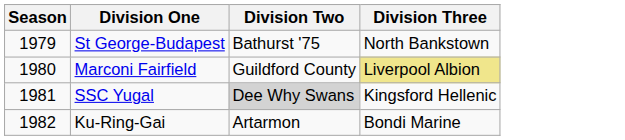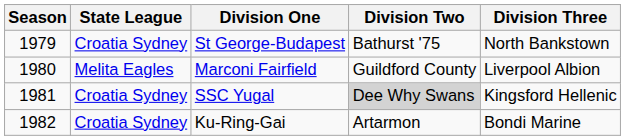+ column: (131, 17)
(422, 69) khaki background -> (542, 69) no background
